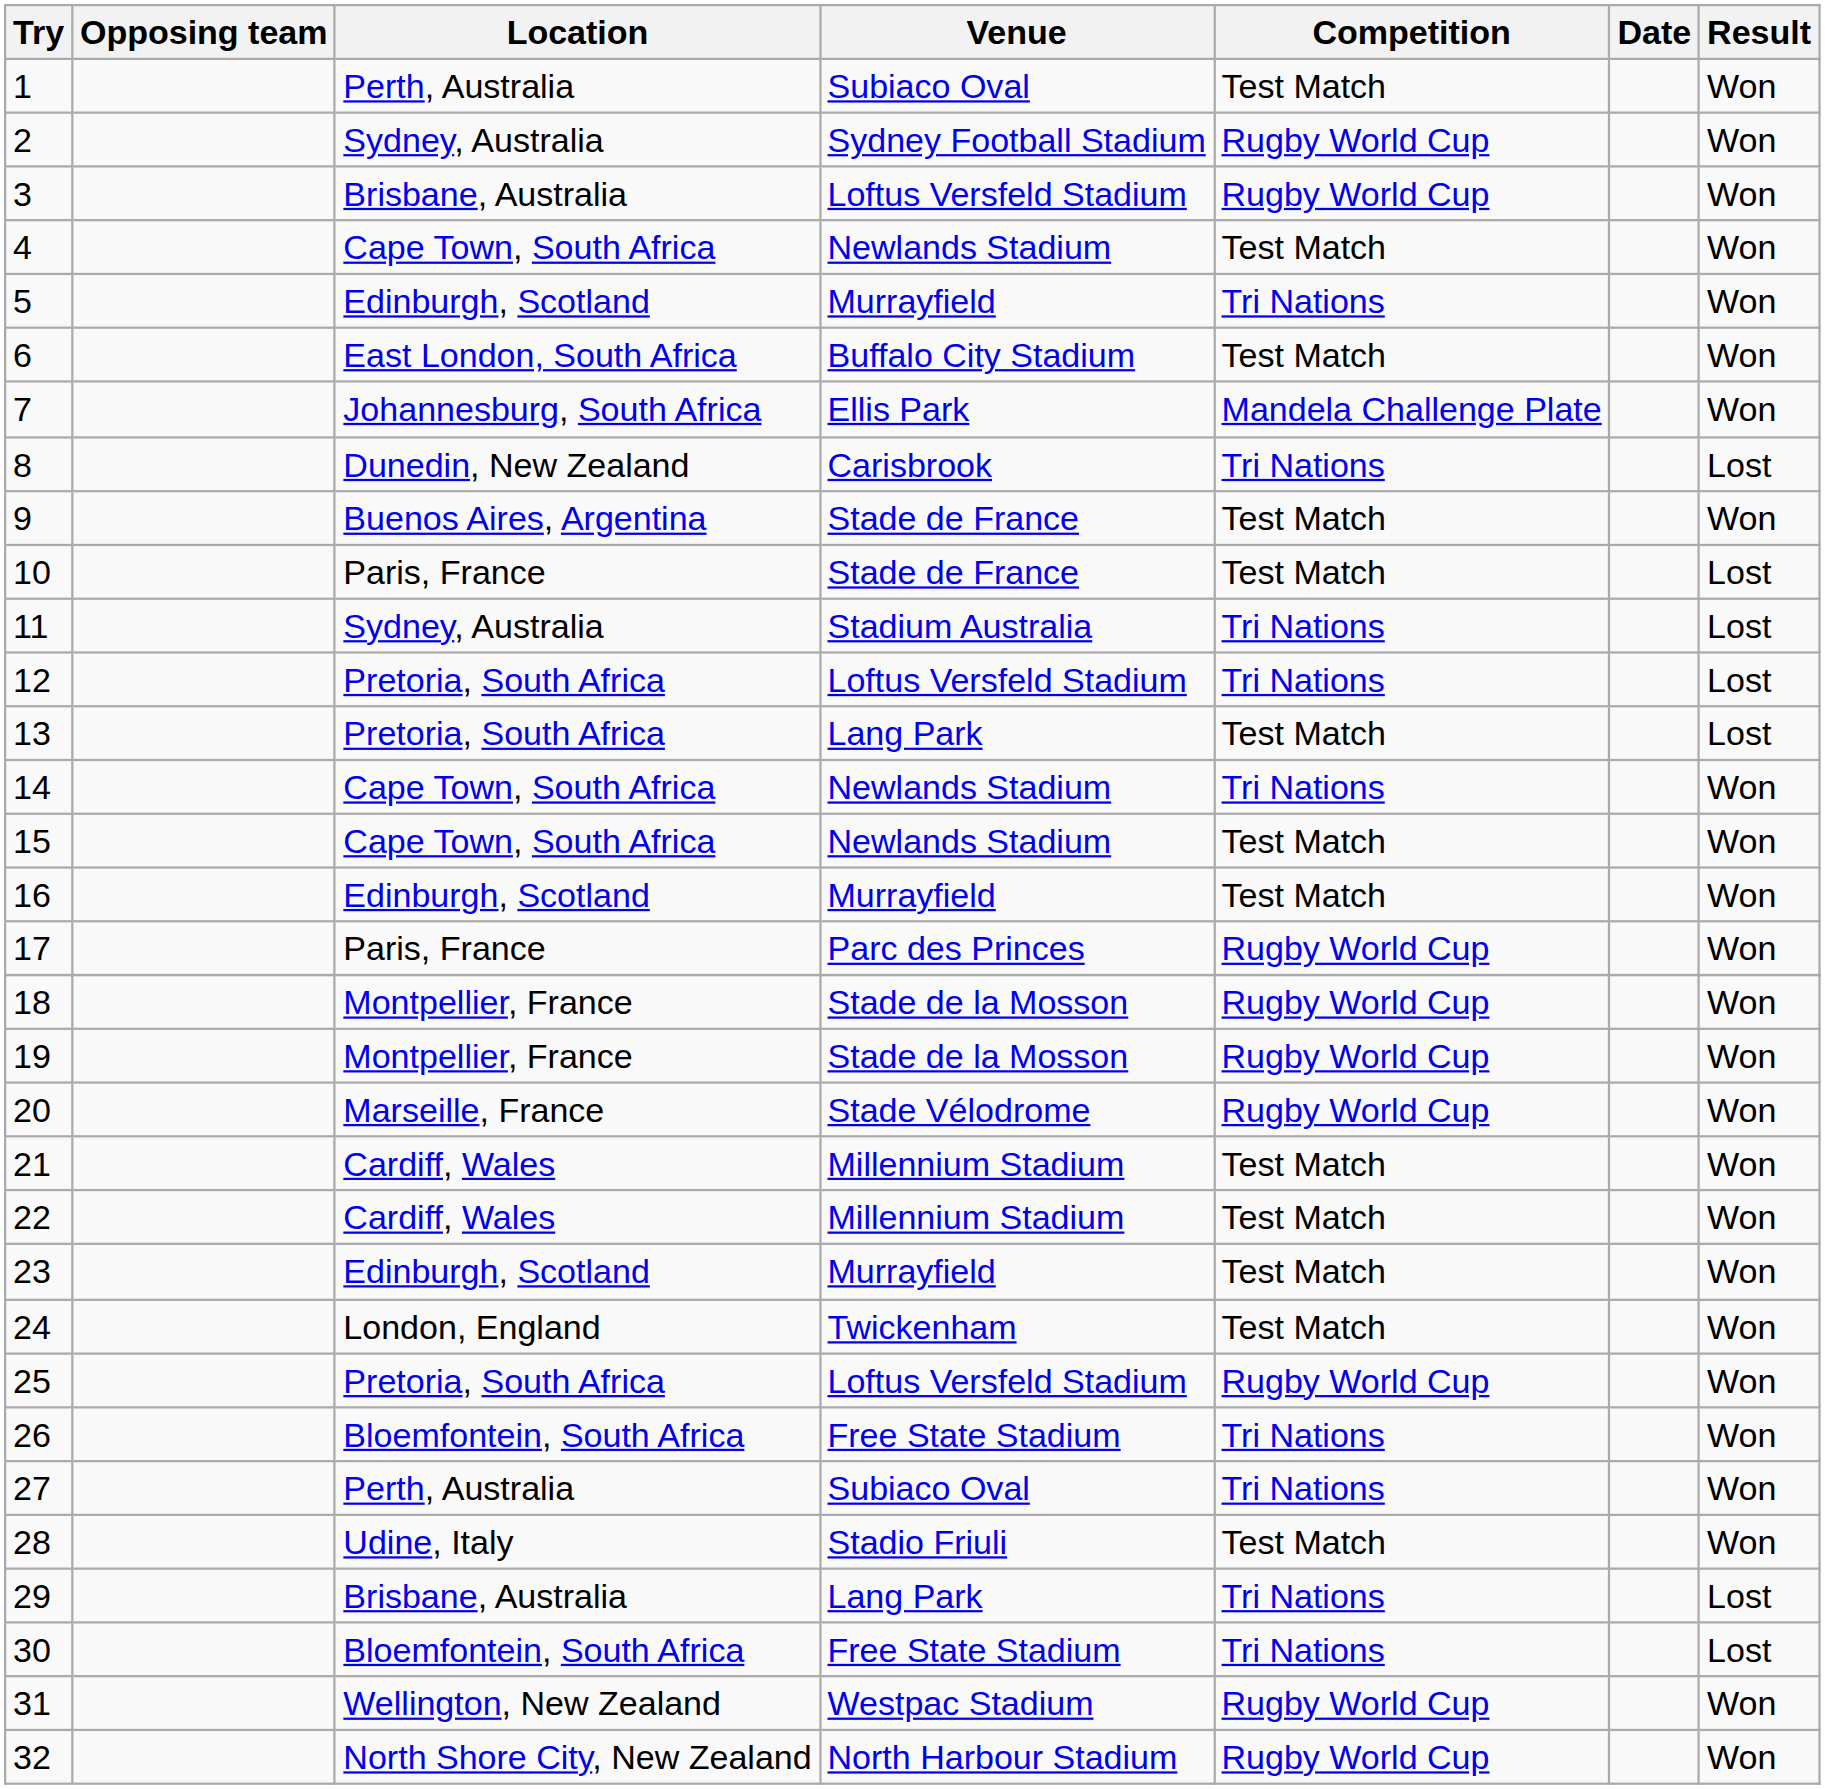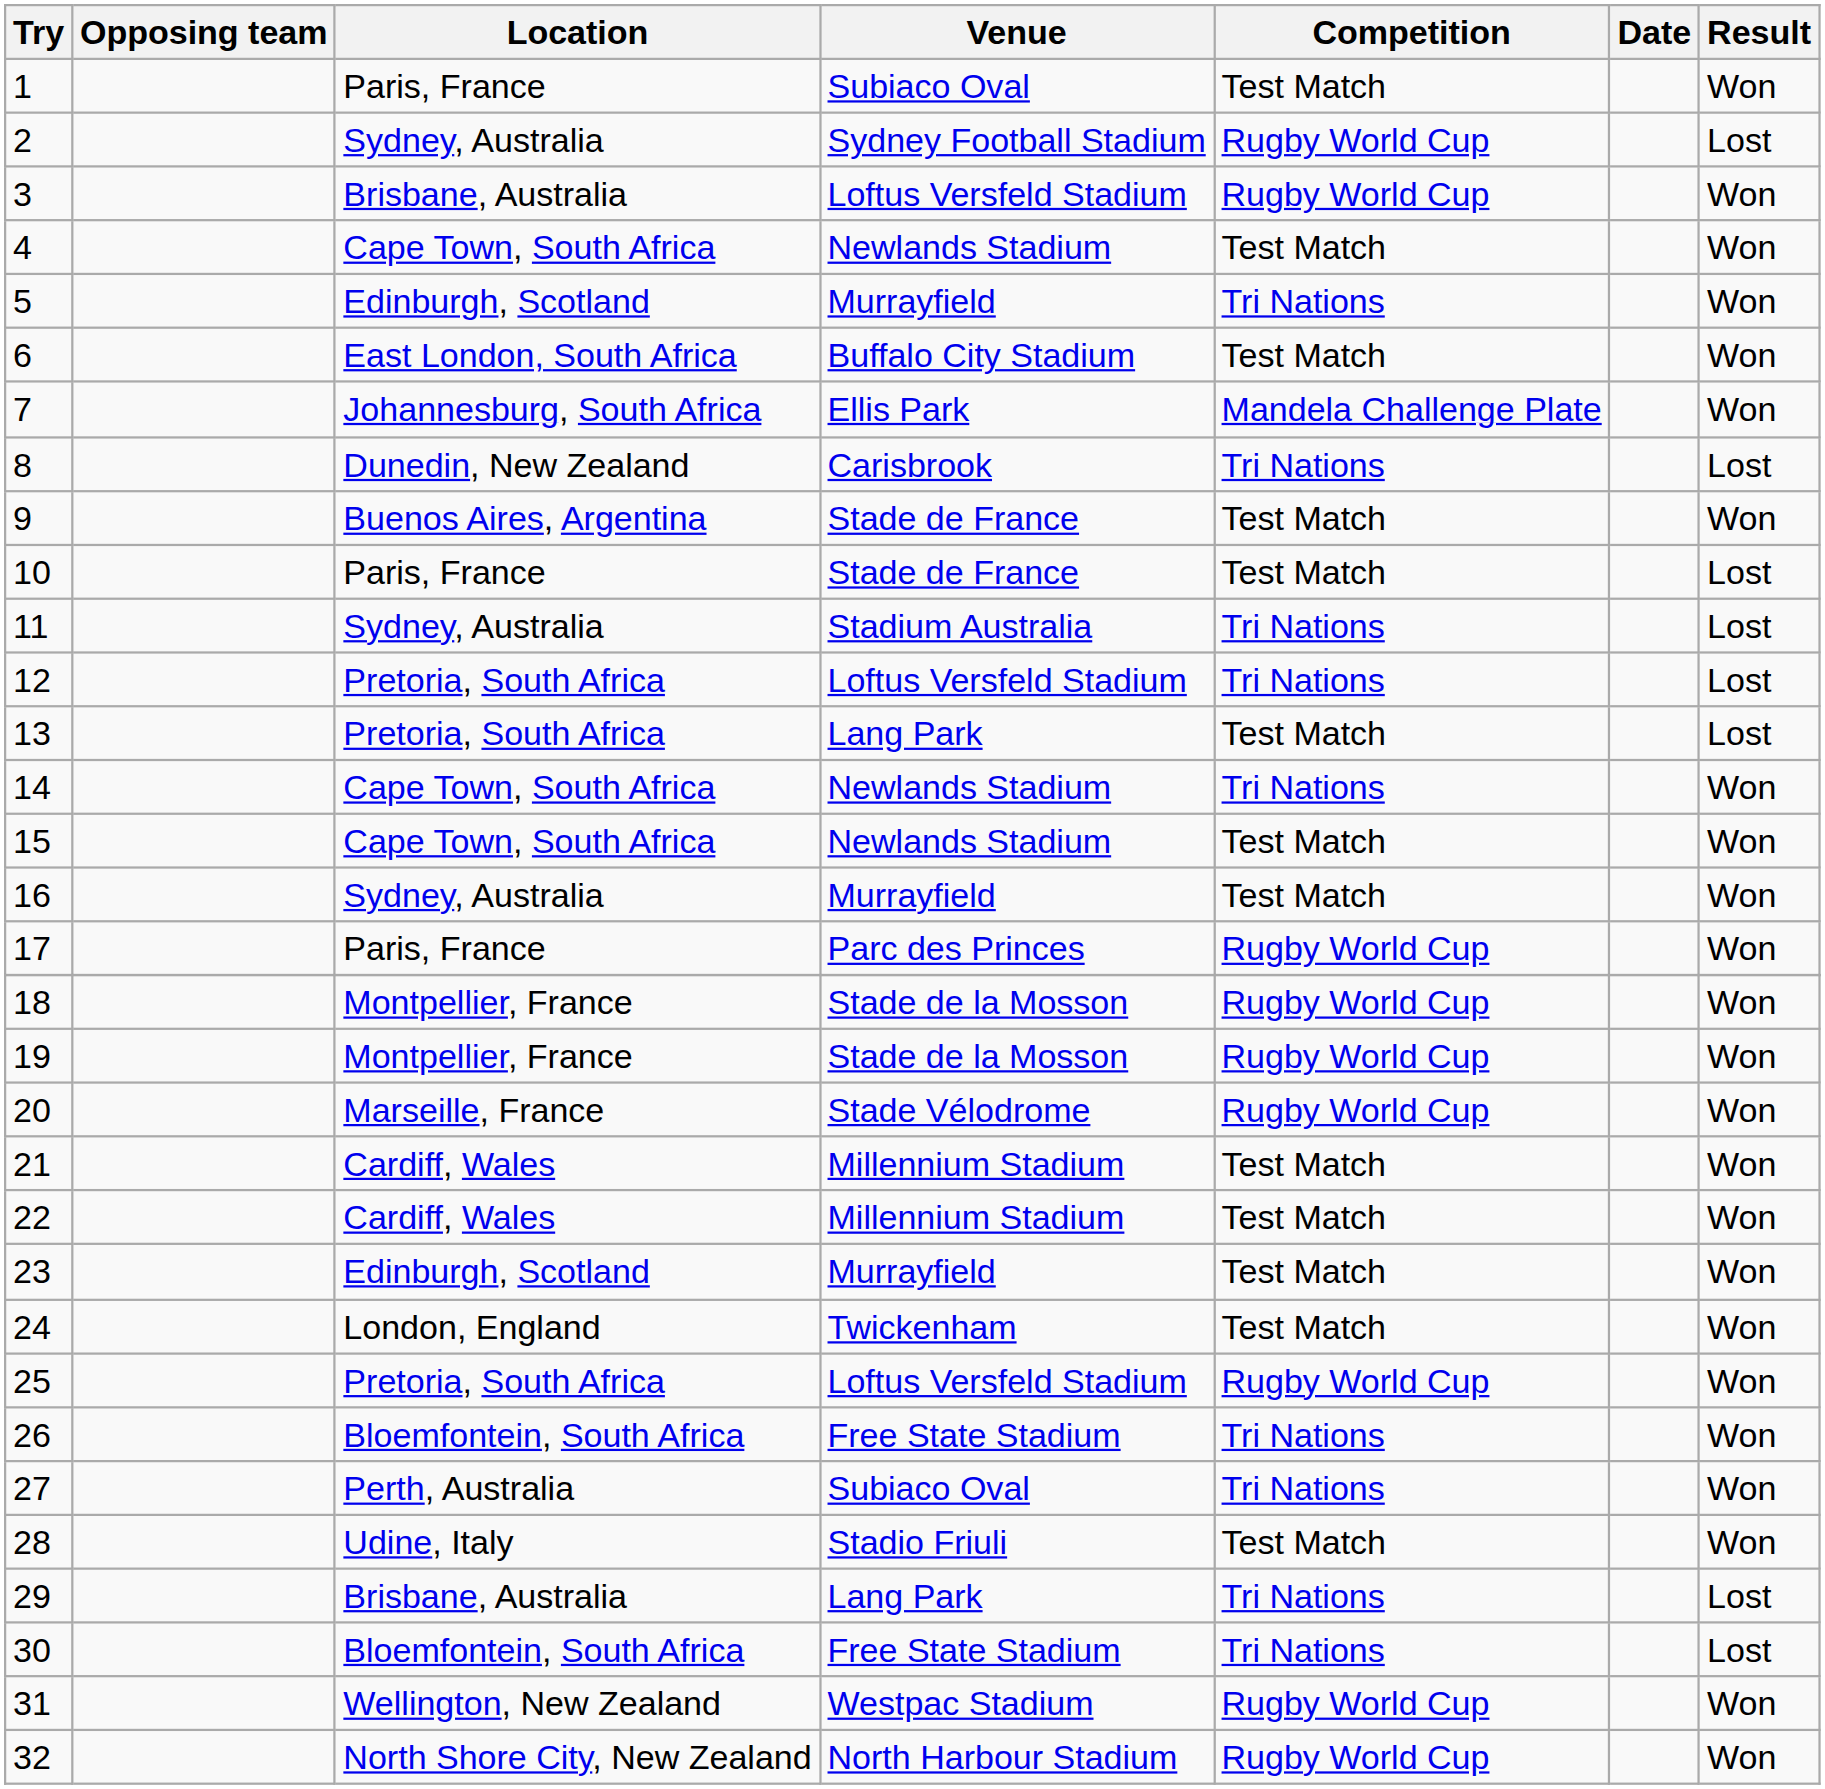(459, 86) Perth, Australia -> (445, 86) Paris, France
(1742, 140) Won -> (1739, 140) Lost
(497, 895) Edinburgh, Scotland -> (474, 895) Sydney, Australia
